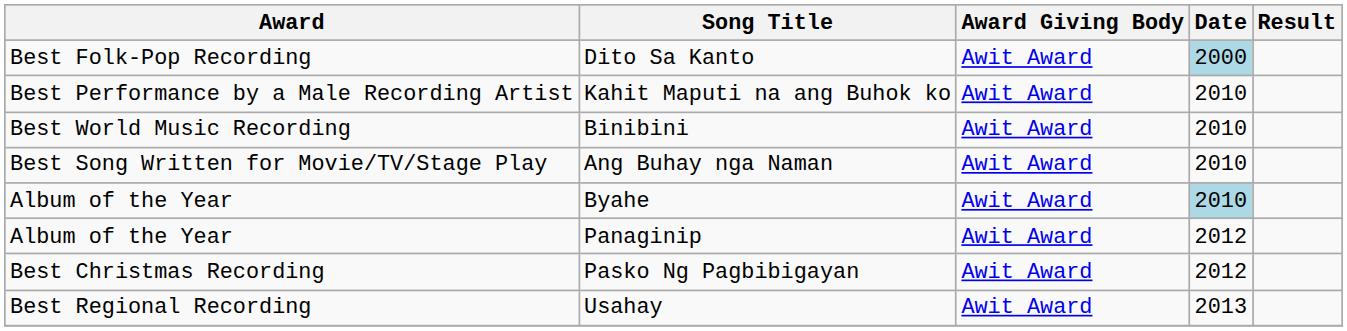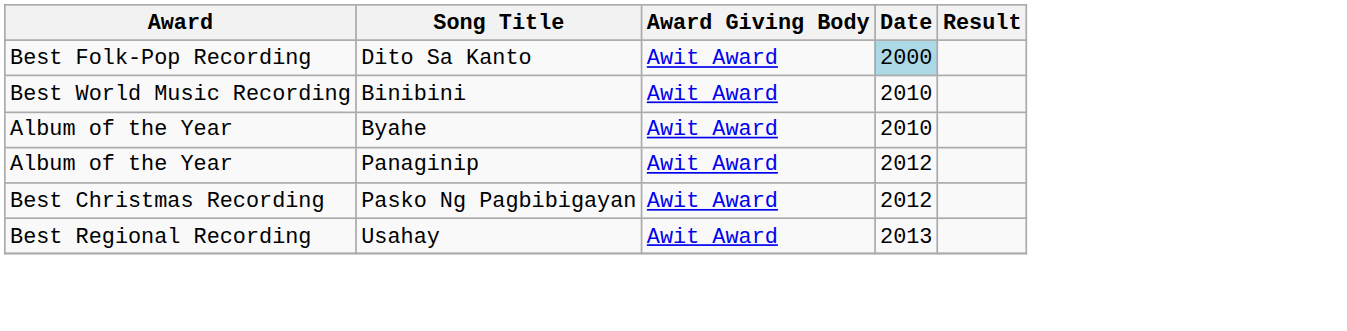- row: (768, 94)
- row: (709, 165)
(1221, 201) lightblue background -> (906, 129) no background
